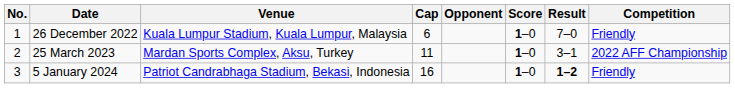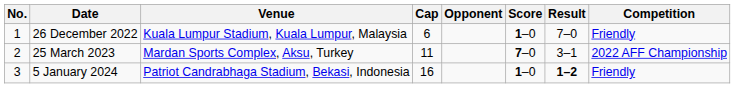(525, 53) 1–0 -> (525, 53) 7–0
